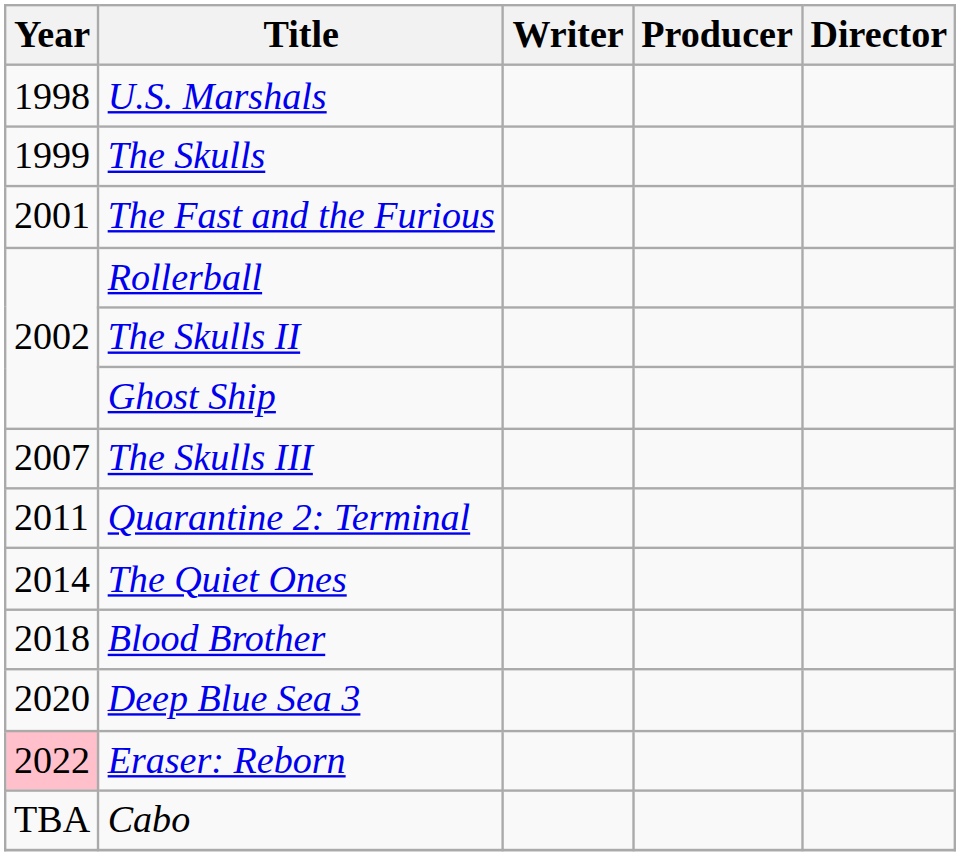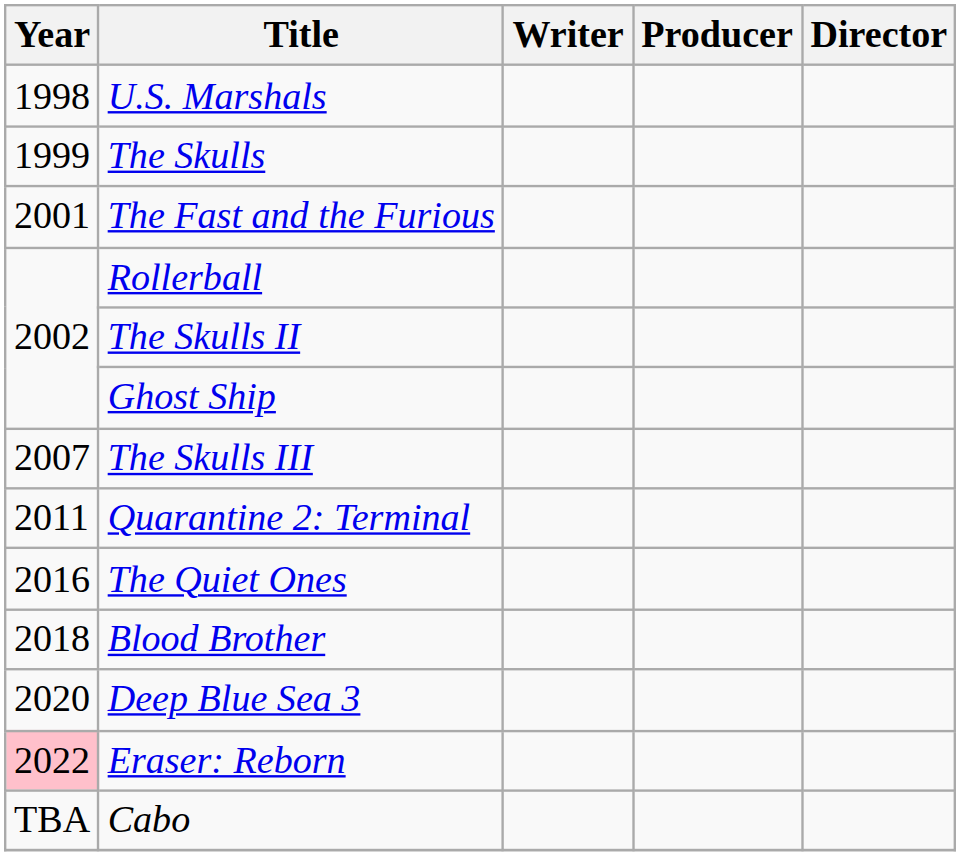(52, 578) 2014 -> (52, 578) 2016
